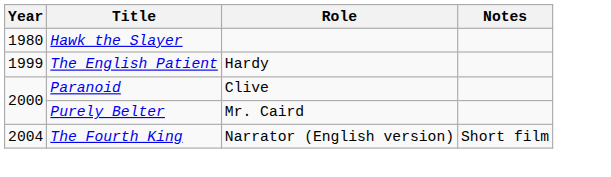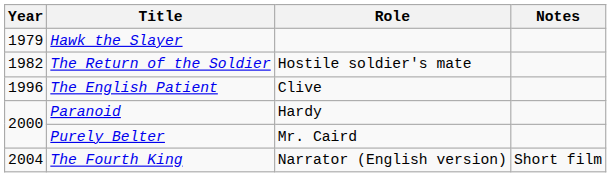(26, 40) 1980 -> (26, 40) 1979
+ row: (161, 64)
(26, 64) 1999 -> (26, 88) 1996
(247, 64) Hardy -> (300, 88) Clive
(247, 88) Clive -> (300, 112) Hardy
